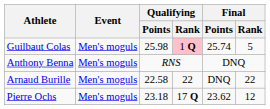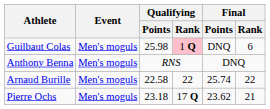(219, 46) 25.74 -> (219, 46) DNQ
(250, 46) 5 -> (250, 46) 6
(219, 79) DNQ -> (219, 79) 25.74
(250, 96) 12 -> (250, 96) 21
